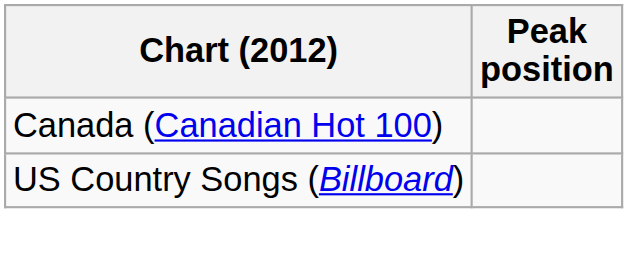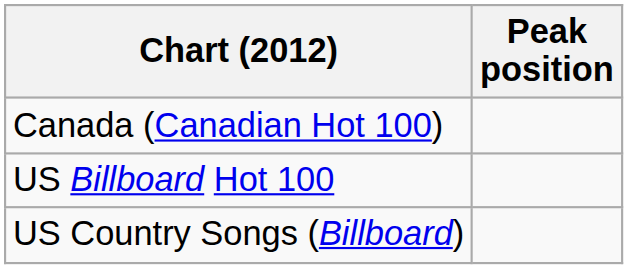+ row: (174, 179)
